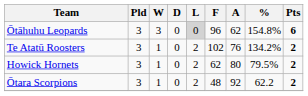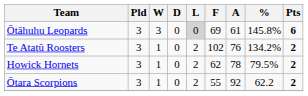(216, 30) 96 -> (216, 30) 69
(236, 30) 62 -> (236, 30) 61
(264, 30) 154.8% -> (264, 30) 145.8%
(236, 64) 80 -> (236, 64) 78
(216, 82) 48 -> (216, 82) 55
